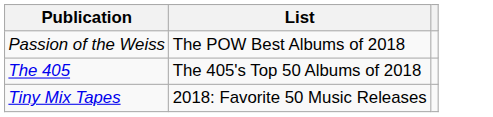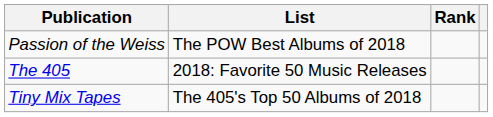+ column: (455, 17)
(297, 71) The 405's Top 50 Albums of 2018 -> (300, 71) 2018: Favorite 50 Music Releases
(300, 97) 2018: Favorite 50 Music Releases -> (297, 97) The 405's Top 50 Albums of 2018
